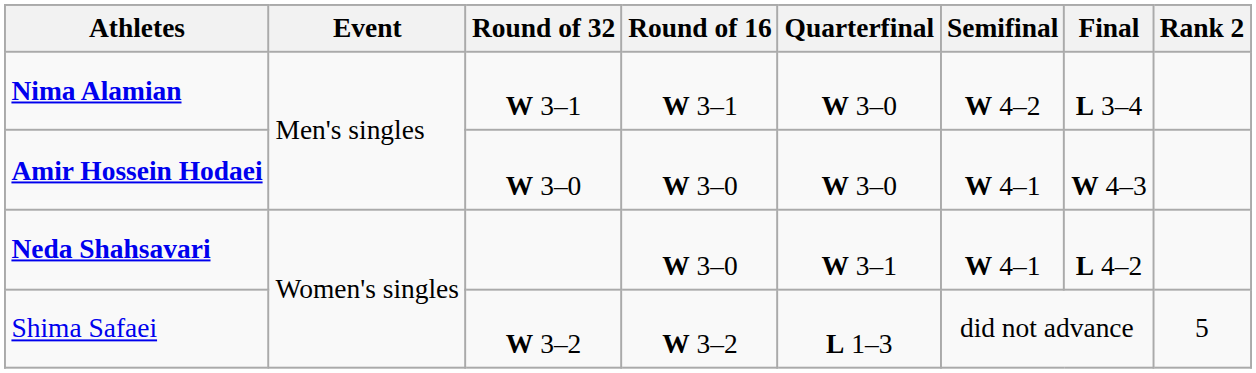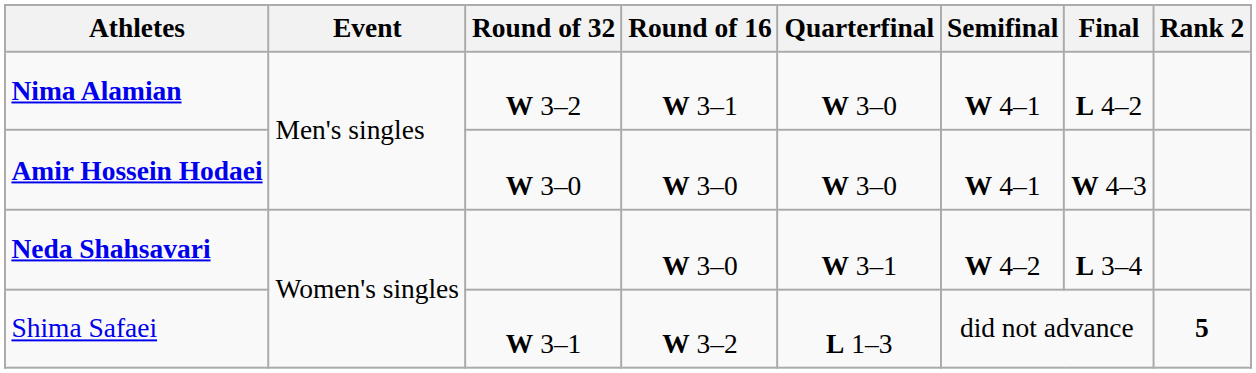(544, 106) W 3–1 -> (544, 106) W 3–2
(1003, 106) W 4–2 -> (1003, 106) W 4–1
(1109, 106) L 3–4 -> (1109, 106) L 4–2
(1003, 265) W 4–1 -> (1003, 265) W 4–2
(1109, 265) L 4–2 -> (1109, 265) L 3–4
(544, 344) W 3–2 -> (544, 344) W 3–1
(1202, 327) normal -> (1202, 327) bold
